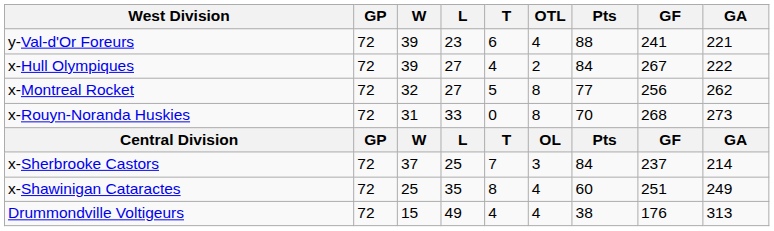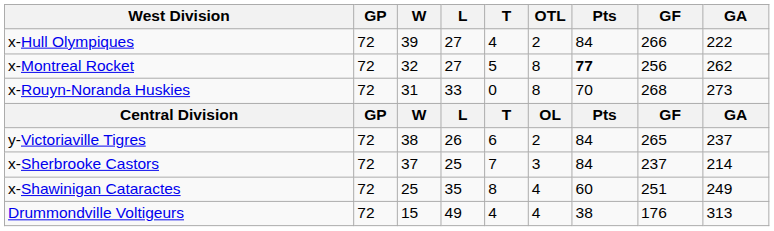- row: (71, 41)
(654, 66) 267 -> (654, 41) 266
(584, 90) normal -> (584, 66) bold
+ row: (77, 139)
